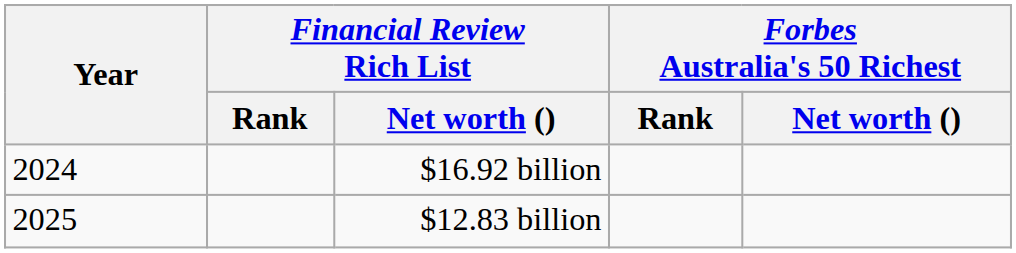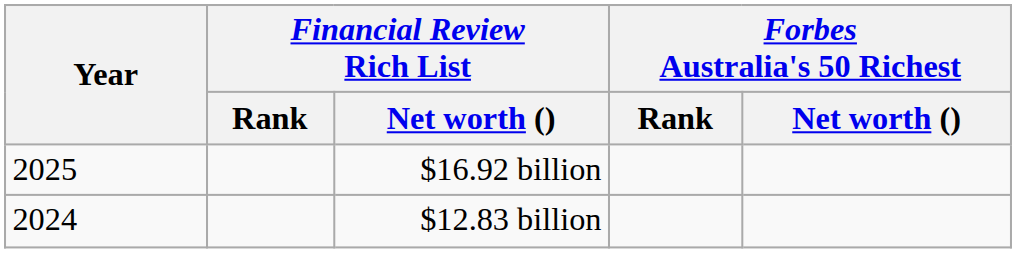(45, 169) 2024 -> (45, 169) 2025
(45, 220) 2025 -> (45, 220) 2024
